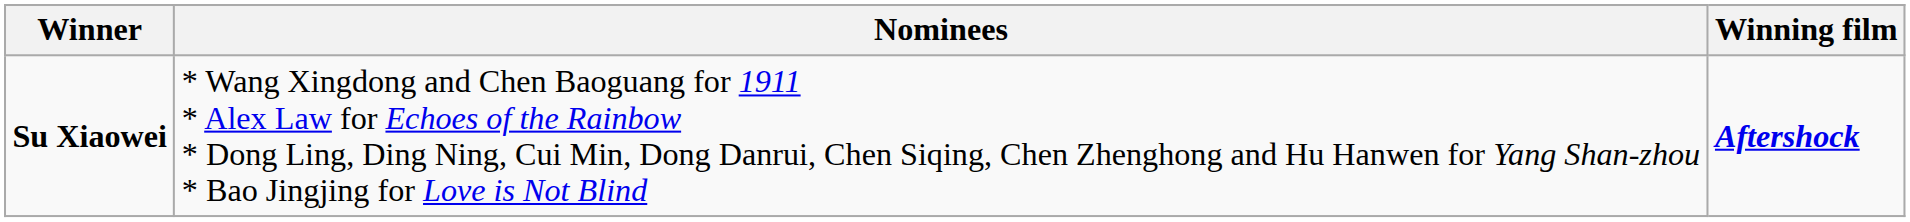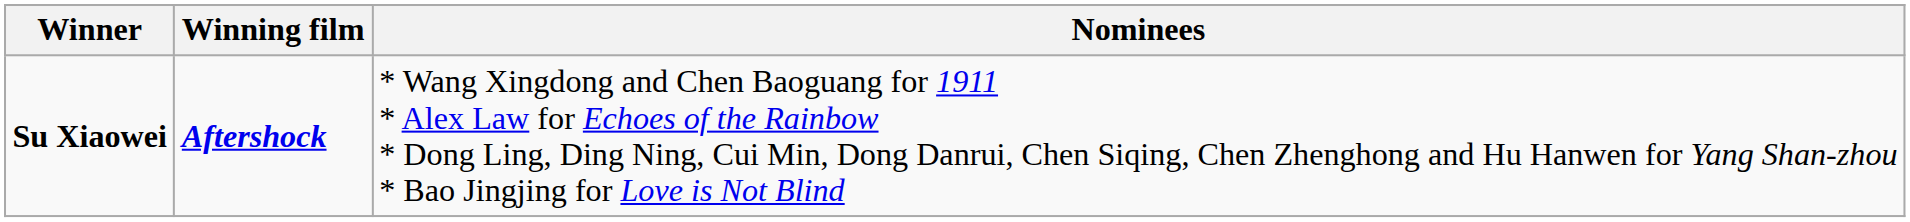columns swapped: (1806, 30) <-> (941, 30)
